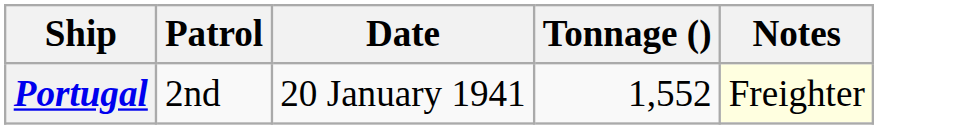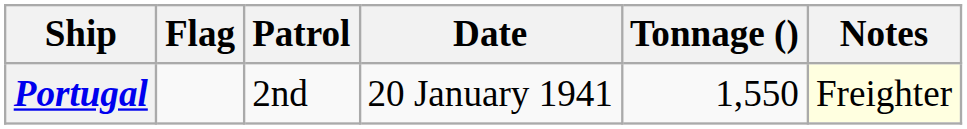+ column: (200, 33)
(670, 92) 1,552 -> (757, 92) 1,550
